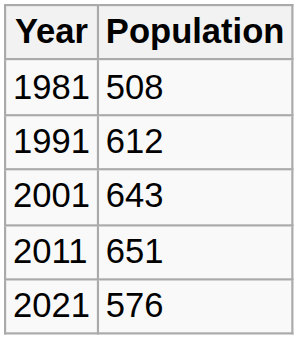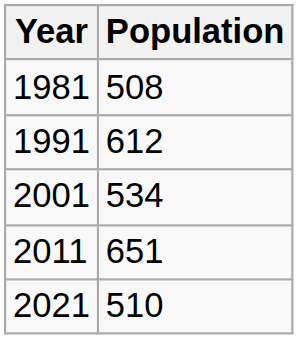(135, 196) 643 -> (135, 196) 534
(135, 305) 576 -> (135, 305) 510
